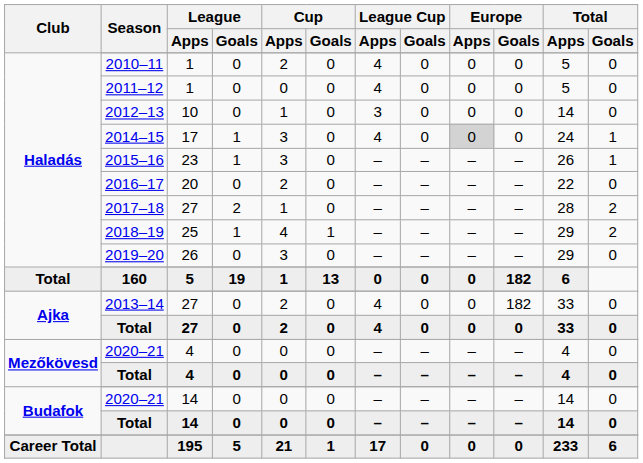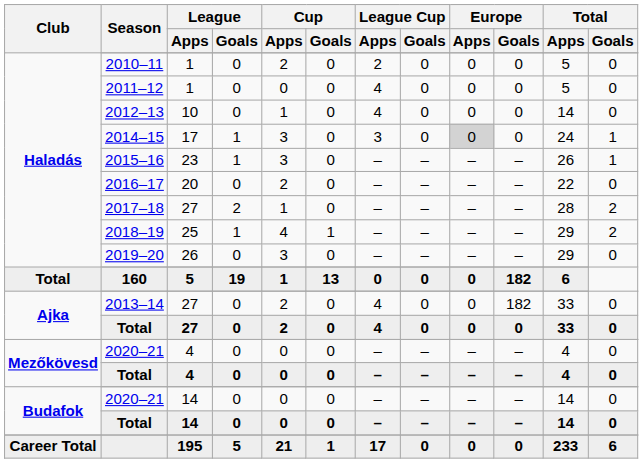(378, 65) 4 -> (378, 65) 2
(378, 112) 3 -> (378, 112) 4
(378, 136) 4 -> (378, 136) 3
